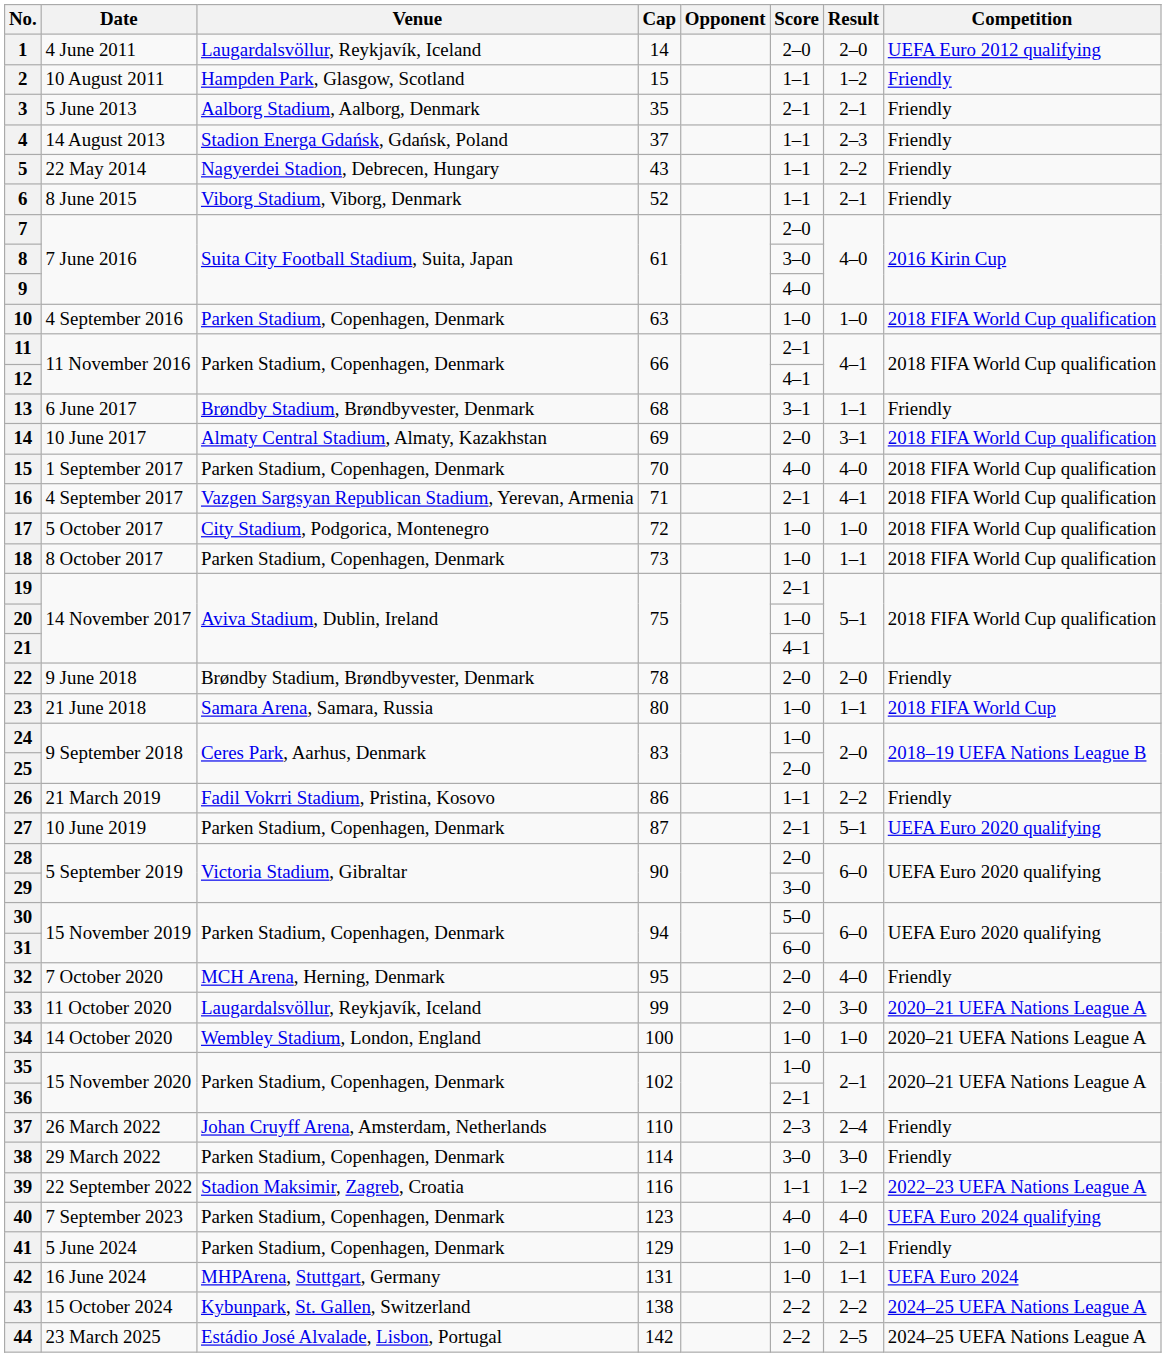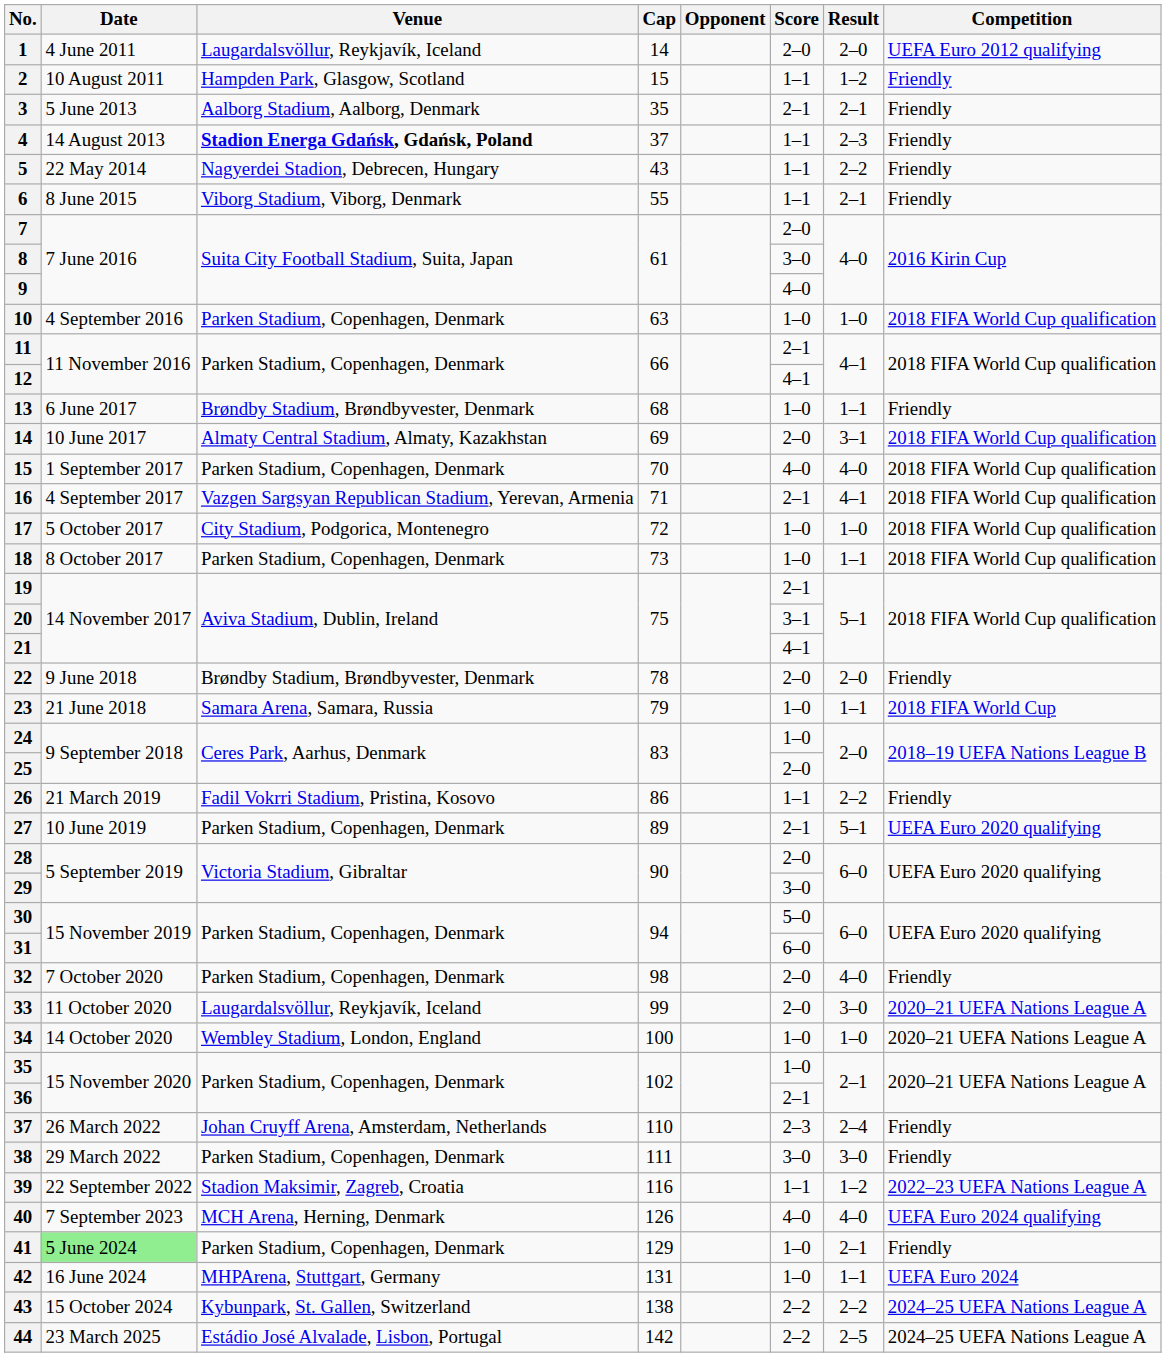(354, 139) normal -> (367, 139) bold
(659, 199) 52 -> (659, 199) 55
(797, 408) 3–1 -> (797, 408) 1–0
(797, 618) 1–0 -> (797, 618) 3–1
(659, 708) 80 -> (659, 708) 79
(659, 827) 87 -> (659, 827) 89
(323, 977) MCH Arena, Herning, Denmark -> (353, 977) Parken Stadium, Copenhagen, Denmark
(659, 977) 95 -> (659, 977) 98
(659, 1157) 114 -> (659, 1157) 111
(353, 1217) Parken Stadium, Copenhagen, Denmark -> (323, 1217) MCH Arena, Herning, Denmark
(659, 1217) 123 -> (659, 1217) 126
(91, 1247) no background -> (91, 1247) lightgreen background
